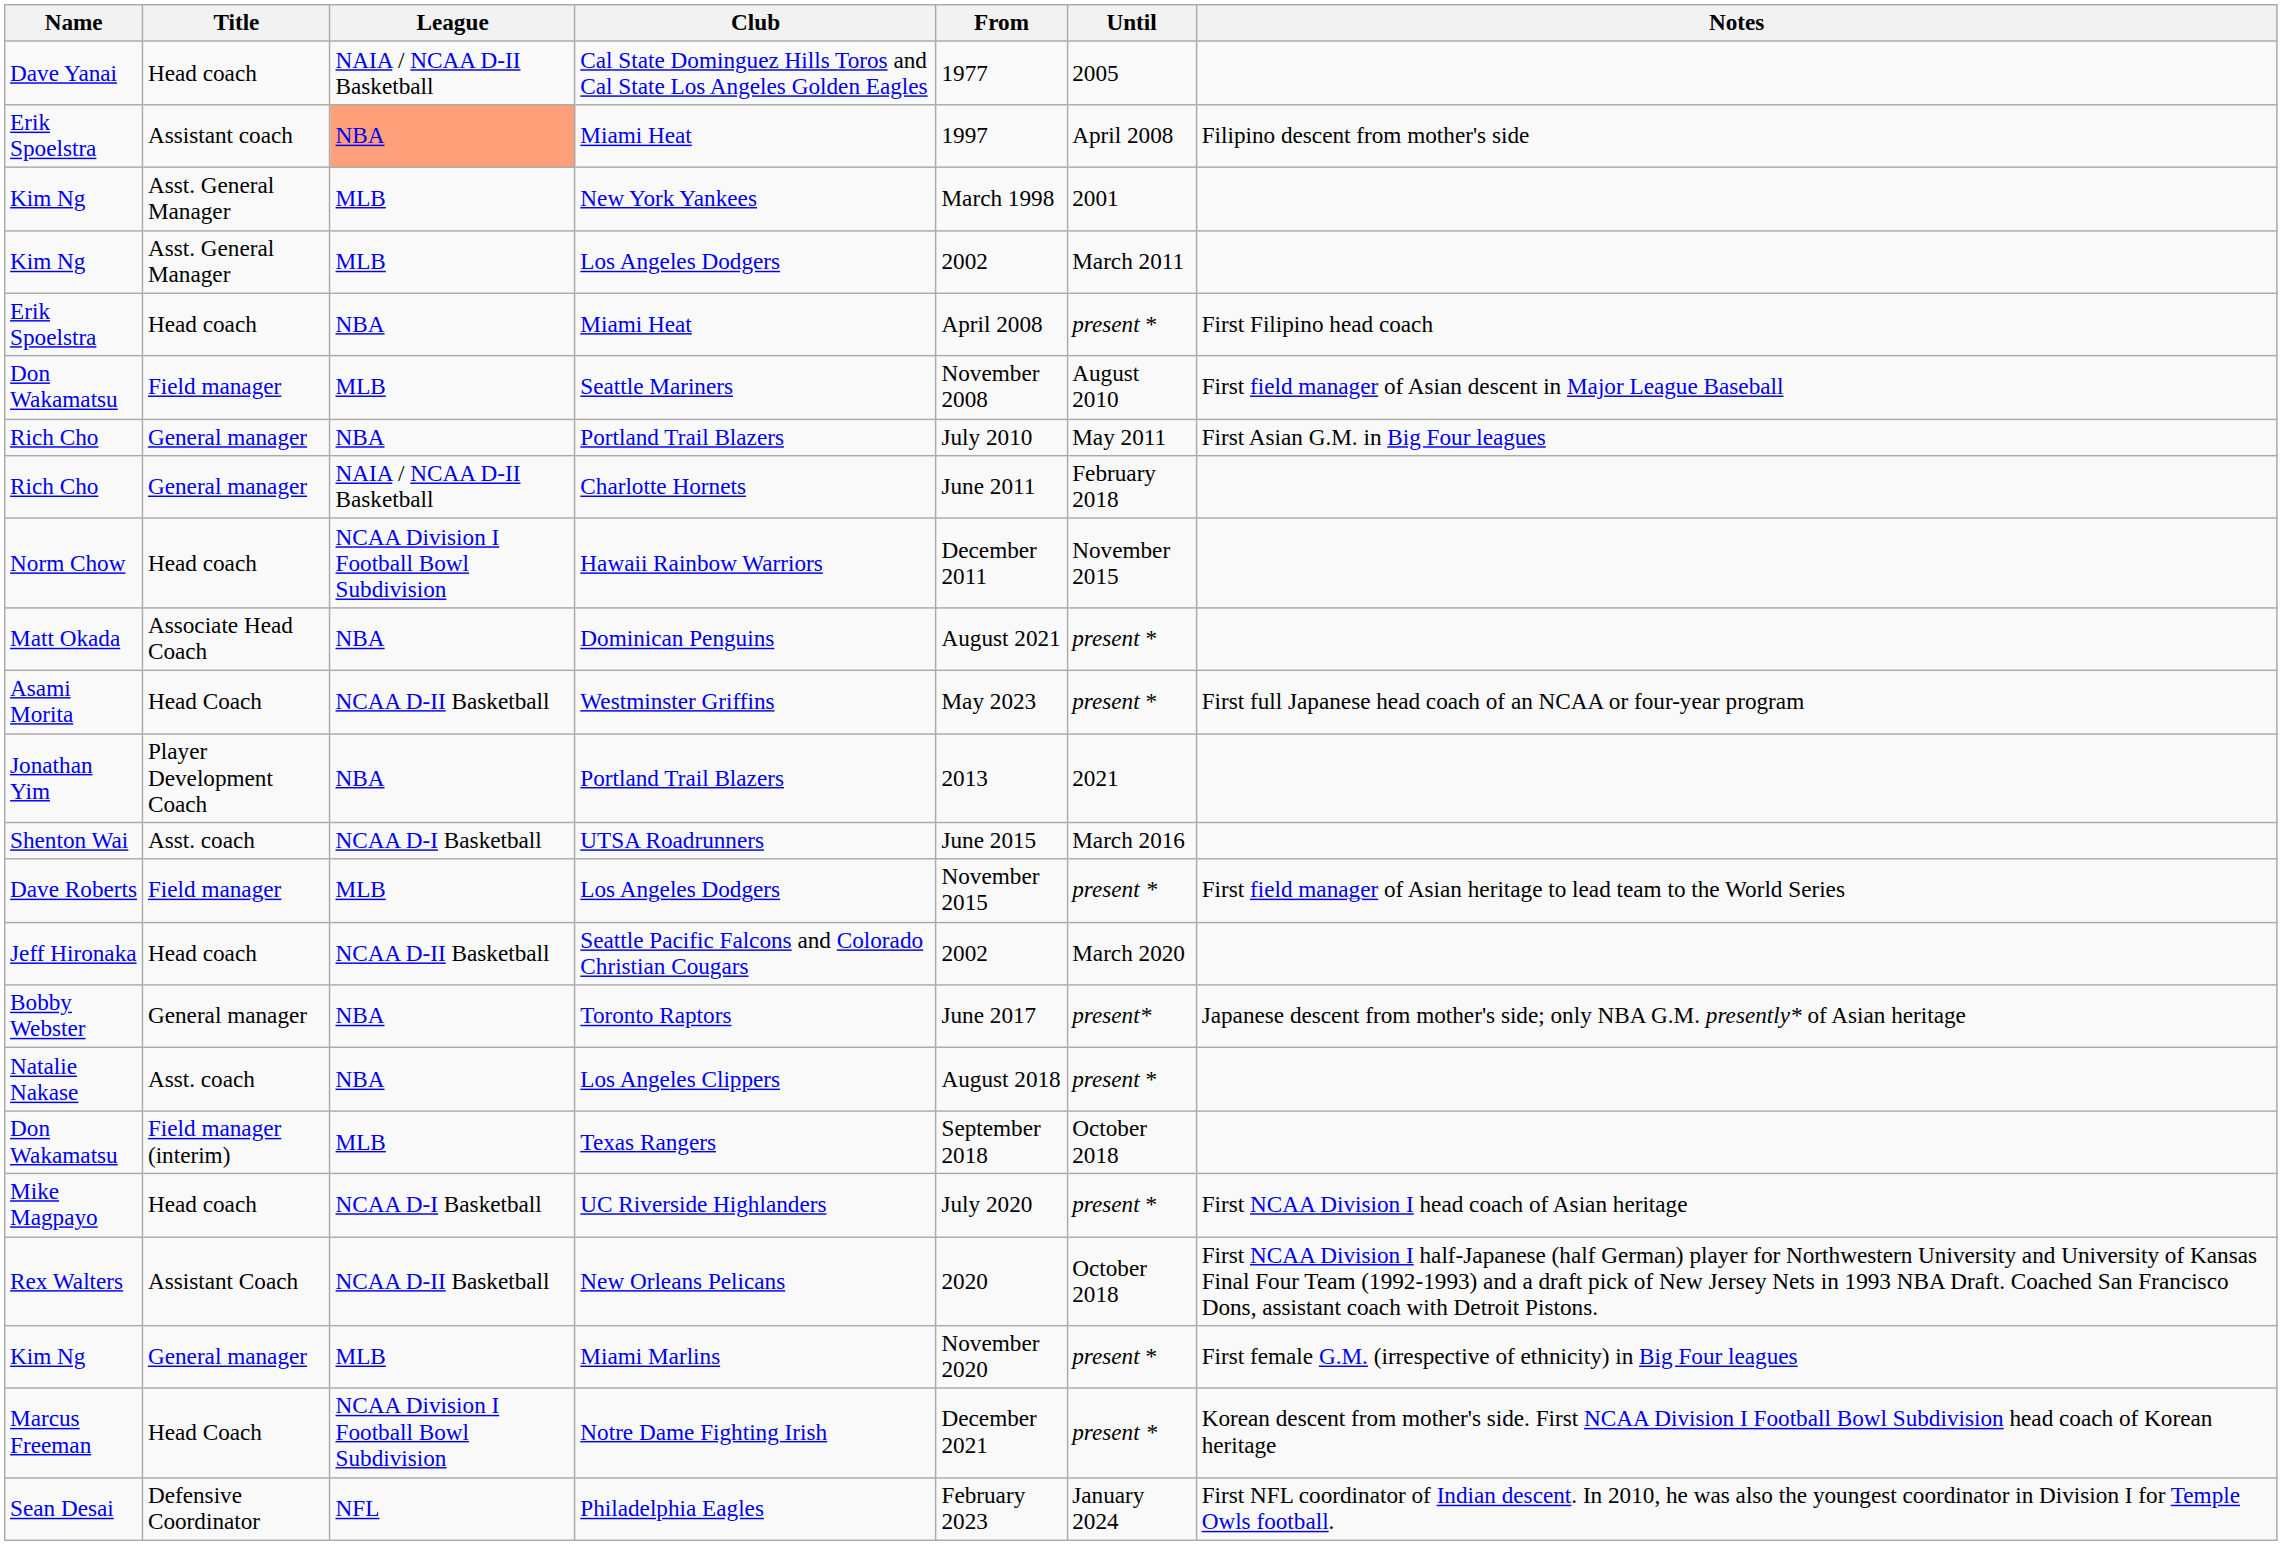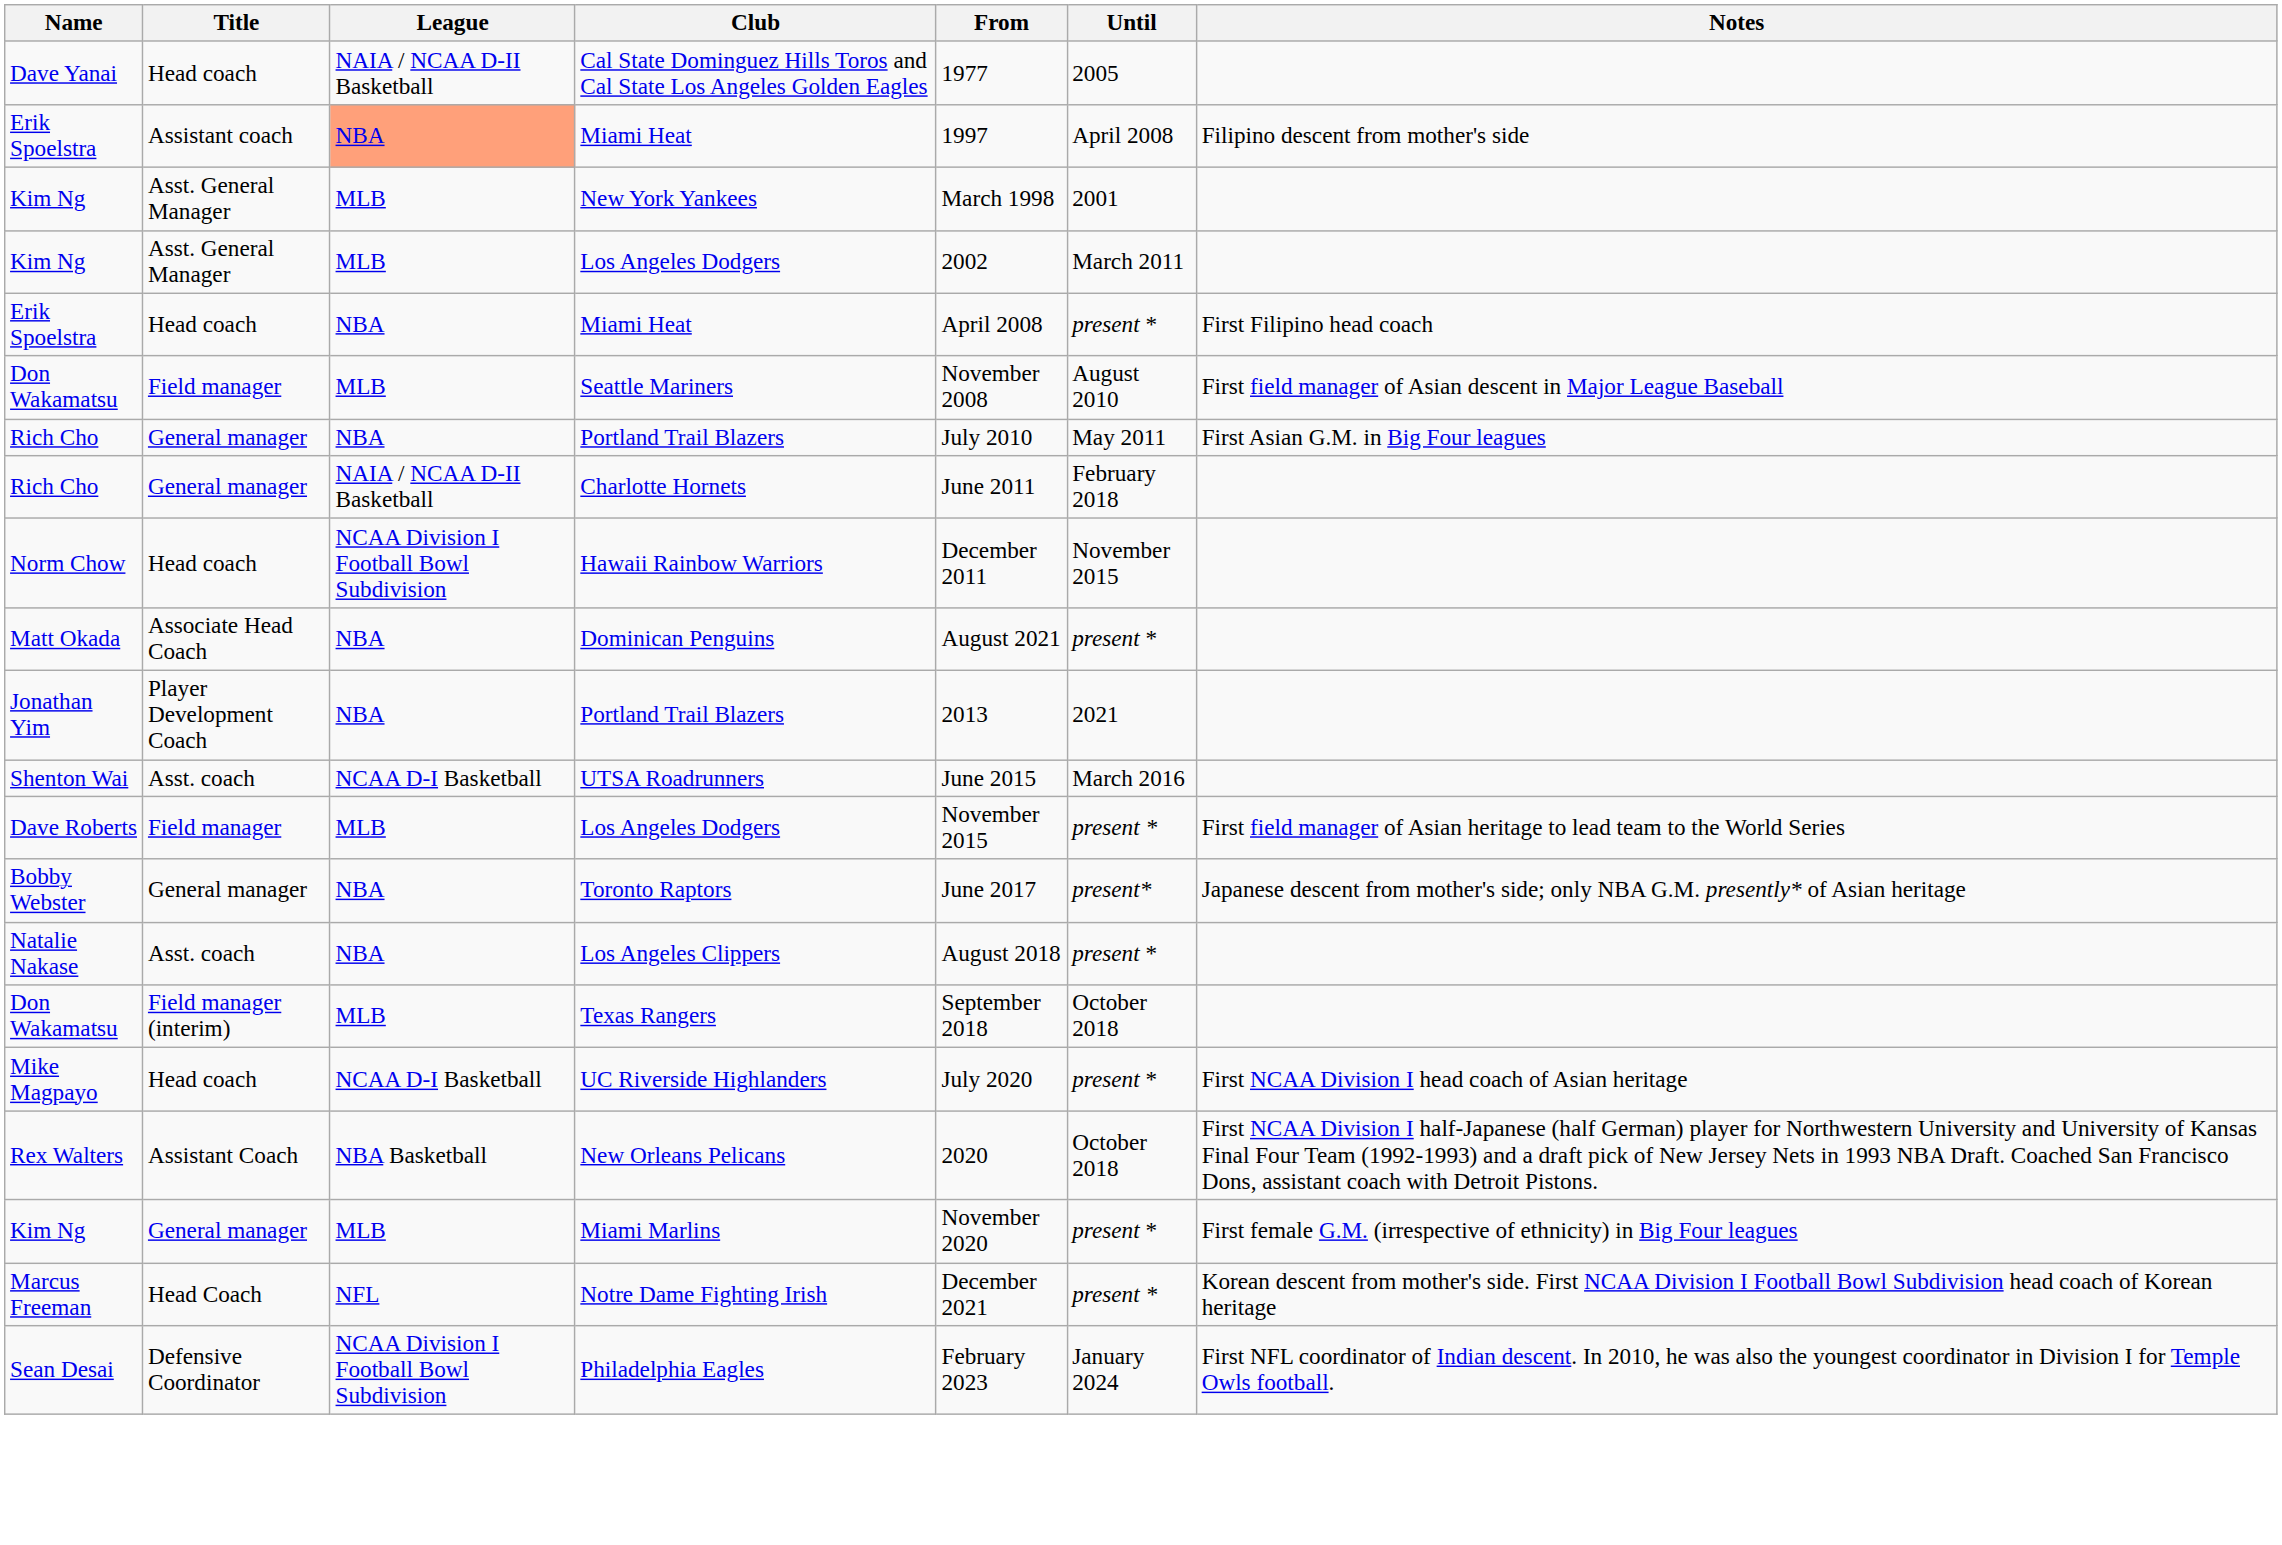- row: (205, 701)
- row: (202, 953)
(443, 1280) NCAA D-II Basketball -> (411, 1154) NBA Basketball
(417, 1432) NCAA Division I Football Bowl Subdivision -> (357, 1293) NFL
(357, 1508) NFL -> (417, 1369) NCAA Division I Football Bowl Subdivision
